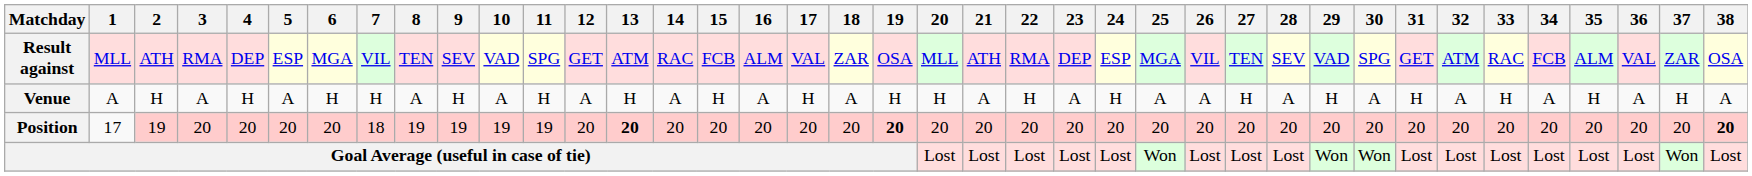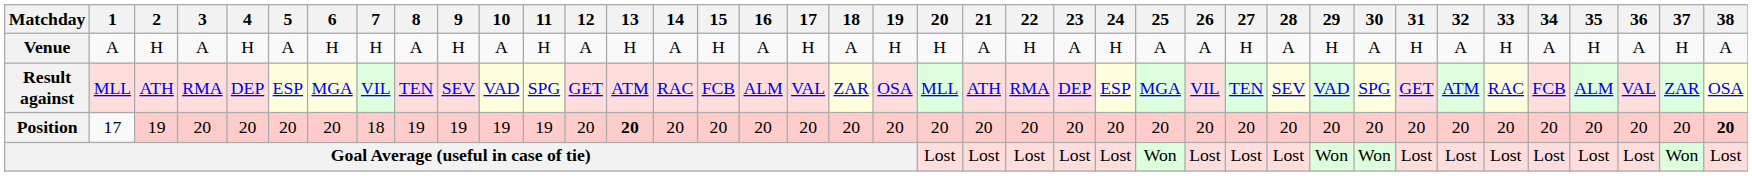rows swapped: (47, 58) <-> (47, 97)
(895, 126) bold -> (895, 126) normal
